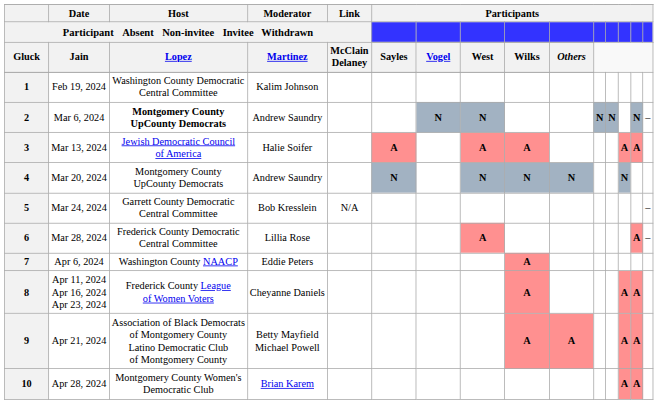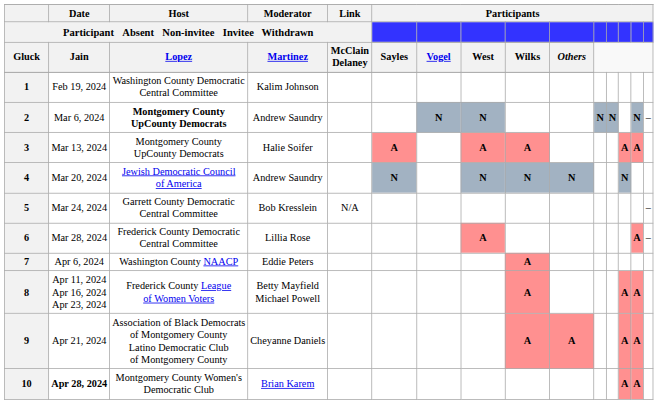(178, 147) Jewish Democratic Council of America -> (179, 147) Montgomery County UpCounty Democrats
(178, 177) Montgomery County UpCounty Democrats -> (179, 177) Jewish Democratic Council of America
(287, 292) Cheyanne Daniels -> (288, 292) Betty Mayfield Michael Powell
(287, 341) Betty Mayfield Michael Powell -> (288, 341) Cheyanne Daniels
(79, 384) normal -> (79, 384) bold
